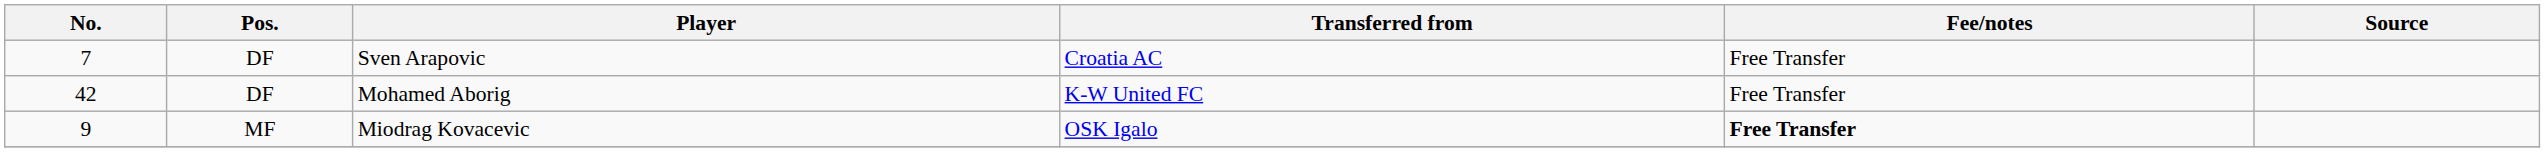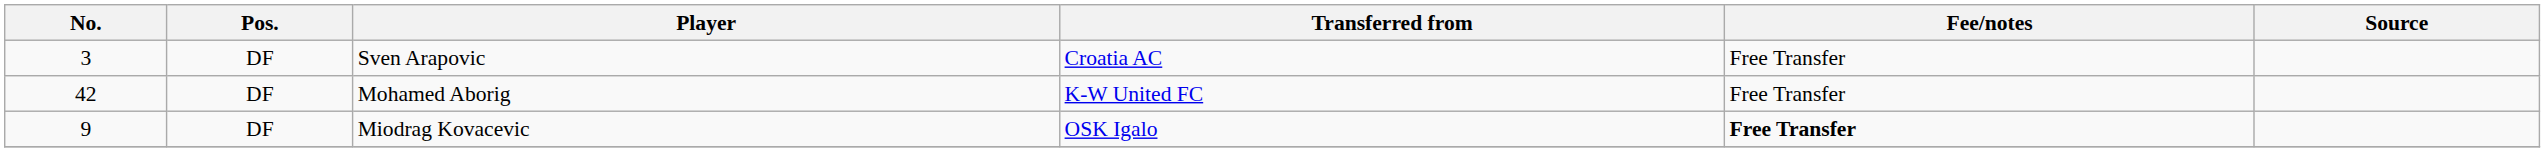(86, 58) 7 -> (86, 58) 3
(260, 129) MF -> (260, 129) DF
